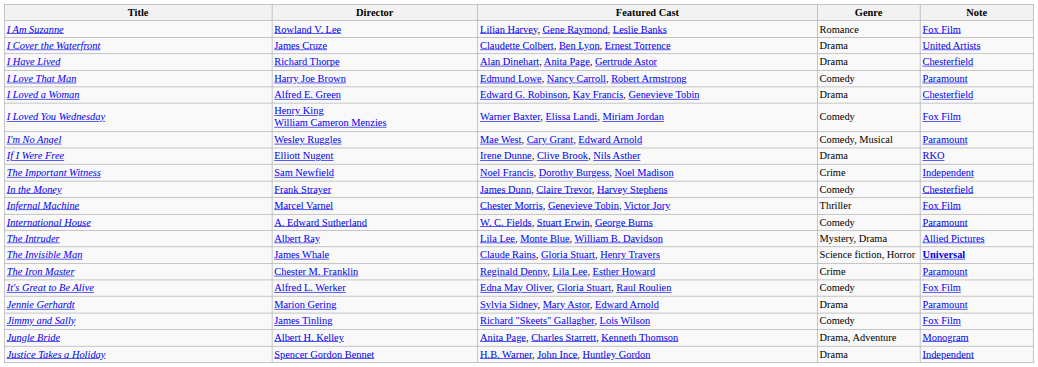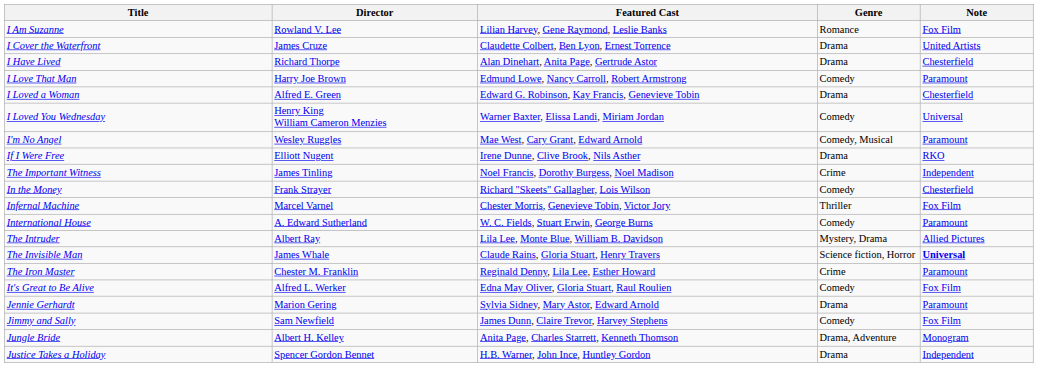(942, 117) Fox Film -> (943, 117) Universal
(304, 172) Sam Newfield -> (303, 172) James Tinling
(574, 189) James Dunn, Claire Trevor, Harvey Stephens -> (565, 189) Richard "Skeets" Gallagher, Lois Wilson
(303, 321) James Tinling -> (304, 321) Sam Newfield
(565, 321) Richard "Skeets" Gallagher, Lois Wilson -> (574, 321) James Dunn, Claire Trevor, Harvey Stephens
